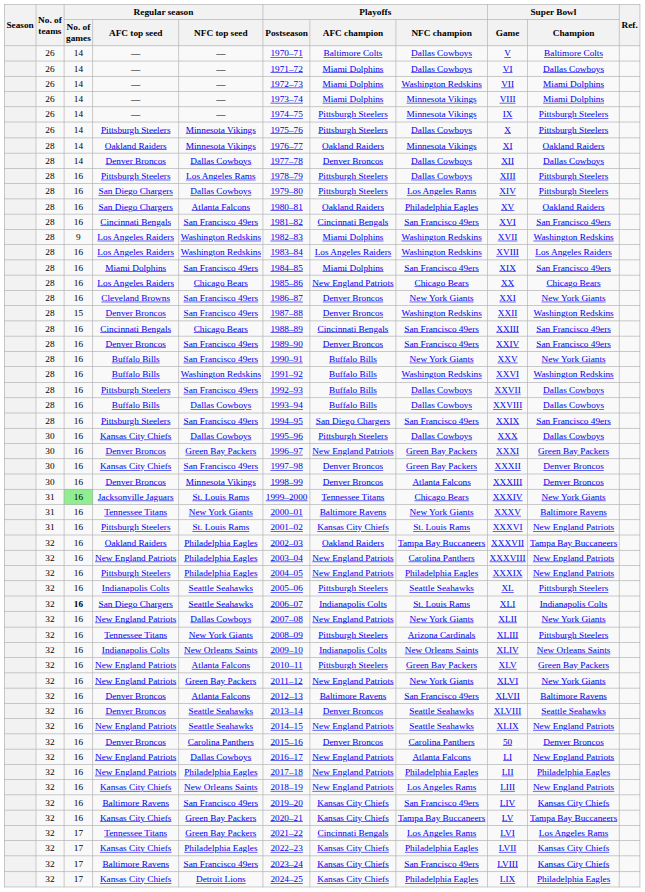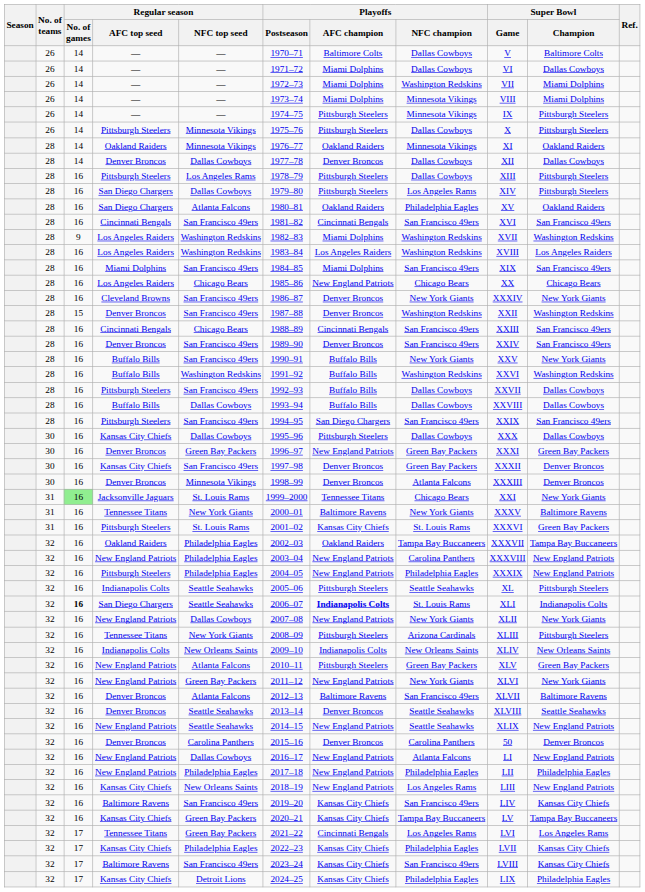(508, 298) XXI -> (508, 298) XXXIV
(508, 497) XXXIV -> (508, 497) XXI
(574, 527) New England Patriots -> (574, 527) Green Bay Packers
(353, 604) normal -> (353, 604) bold
